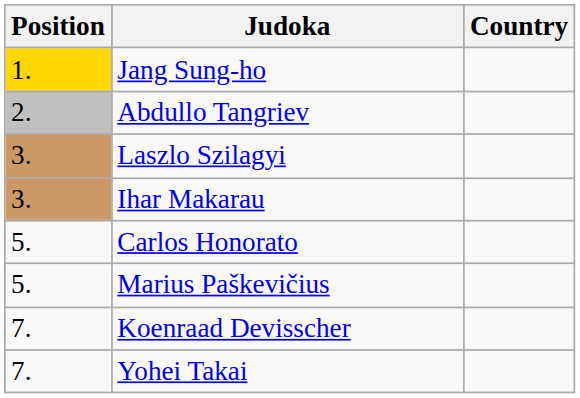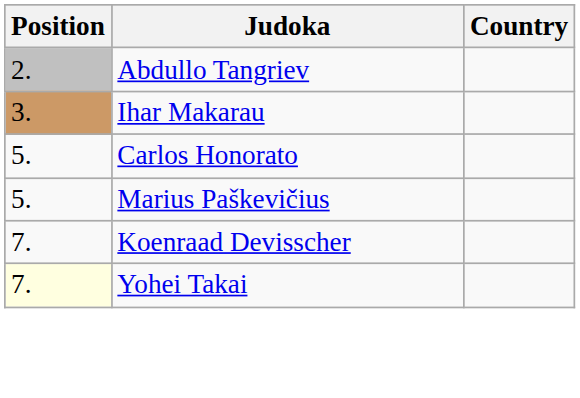- row: (192, 69)
- row: (202, 155)
(21, 371) no background -> (21, 284) lightyellow background
